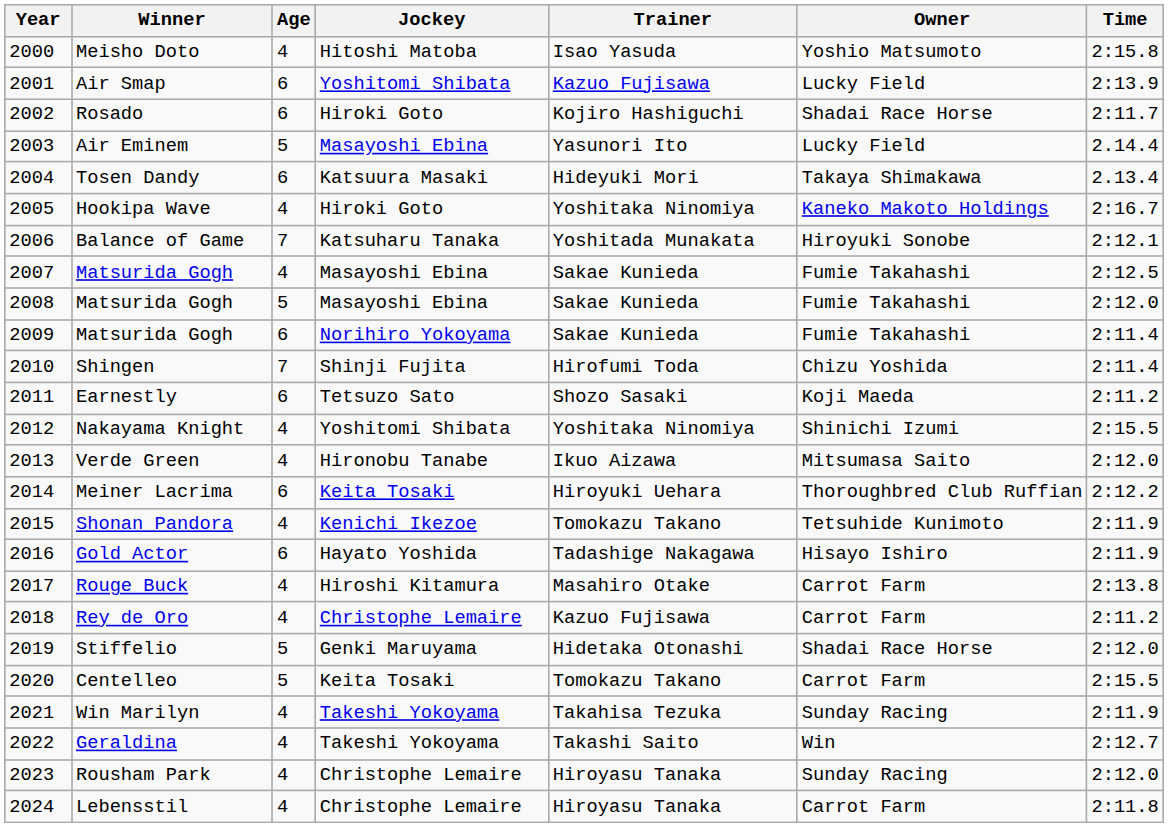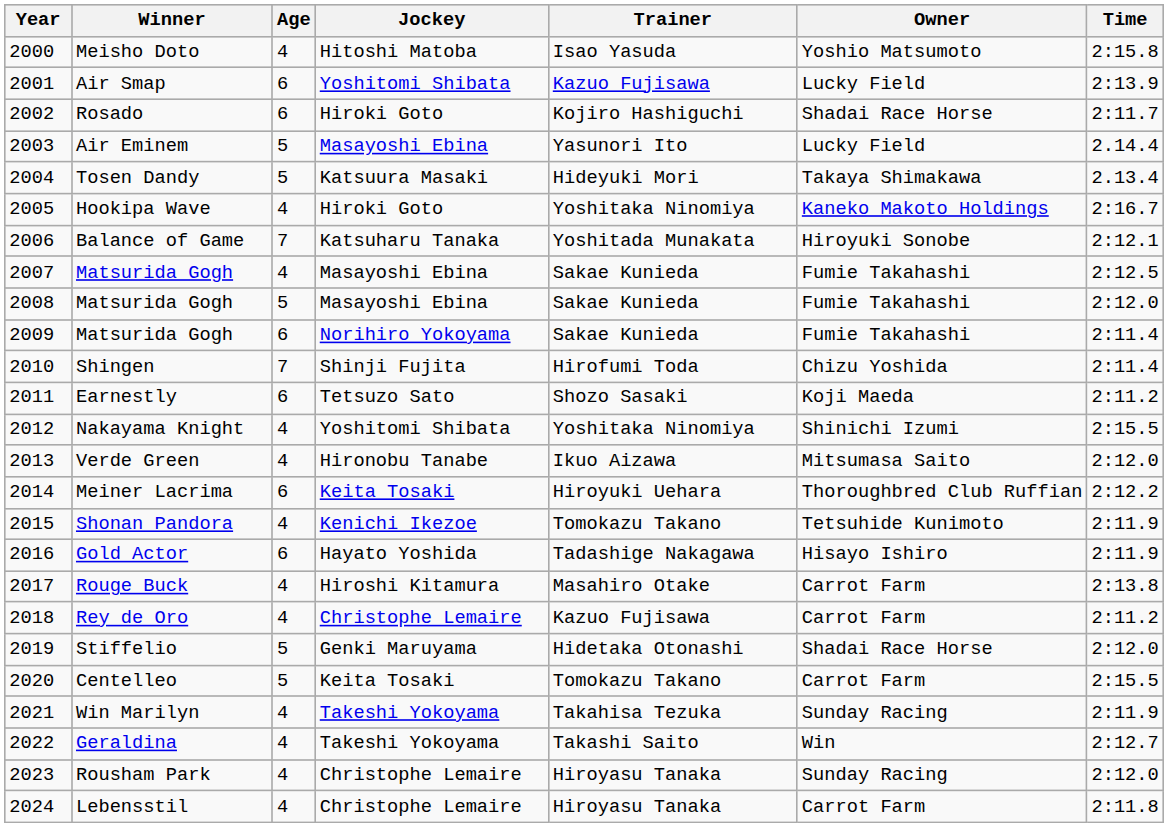(283, 177) 6 -> (283, 177) 5
